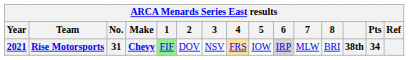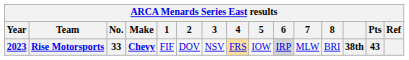(17, 47) 2021 -> (17, 47) 2023
(116, 47) 31 -> (116, 47) 33
(167, 47) lightgreen background -> (167, 47) no background
(375, 47) 34 -> (375, 47) 43
